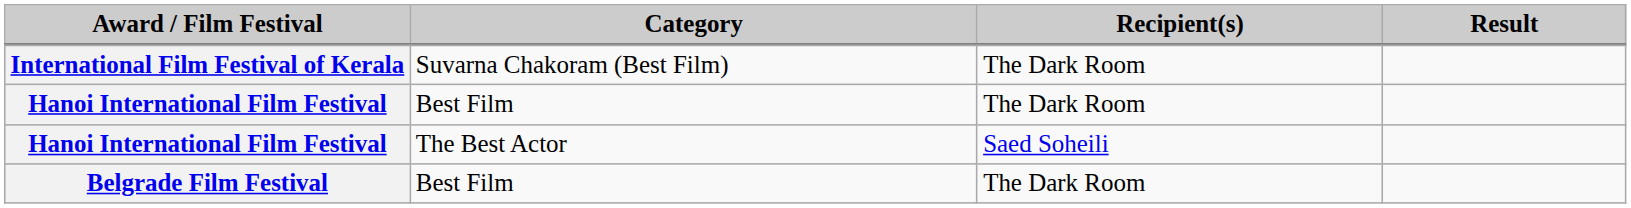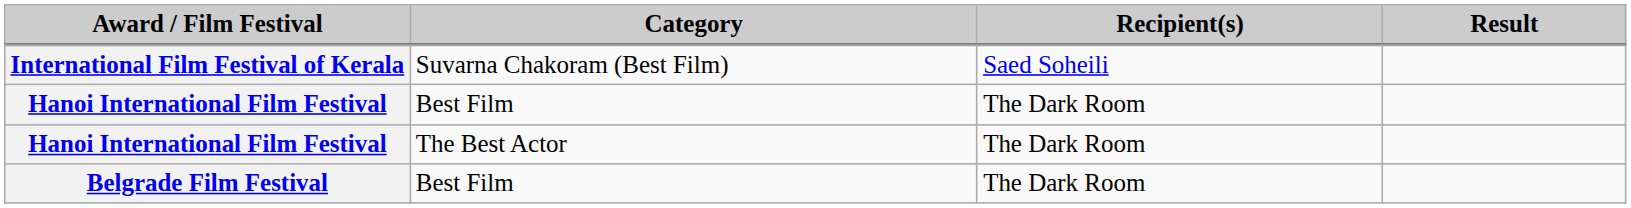(1064, 64) The Dark Room -> (1046, 64) Saed Soheili
(1046, 143) Saed Soheili -> (1064, 143) The Dark Room
